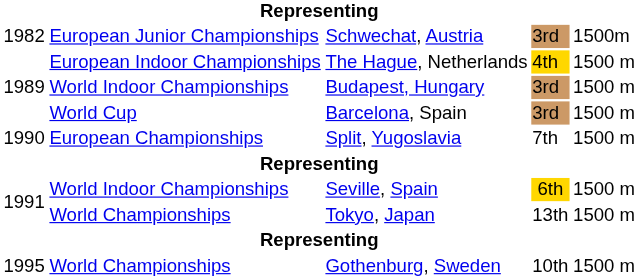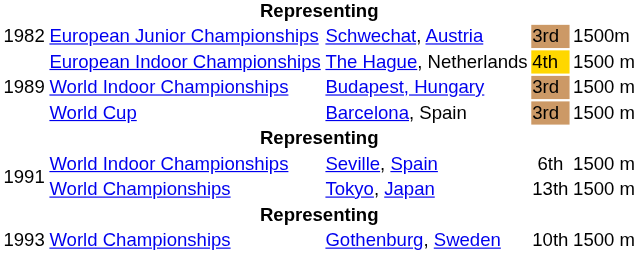- row: (393, 138)
(550, 189) gold background -> (550, 163) no background
(24, 266) 1995 -> (24, 240) 1993
